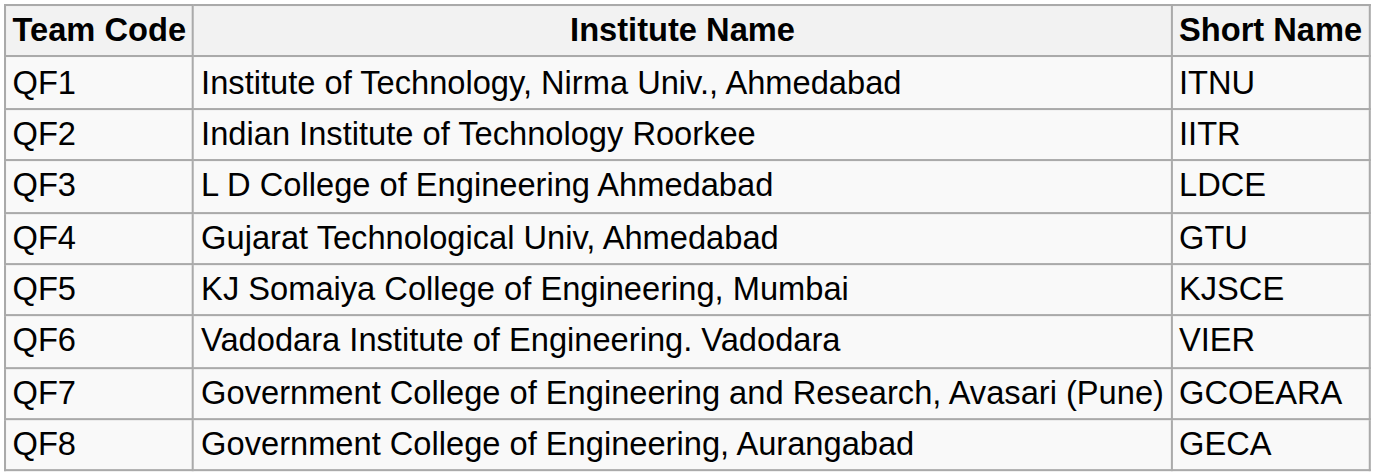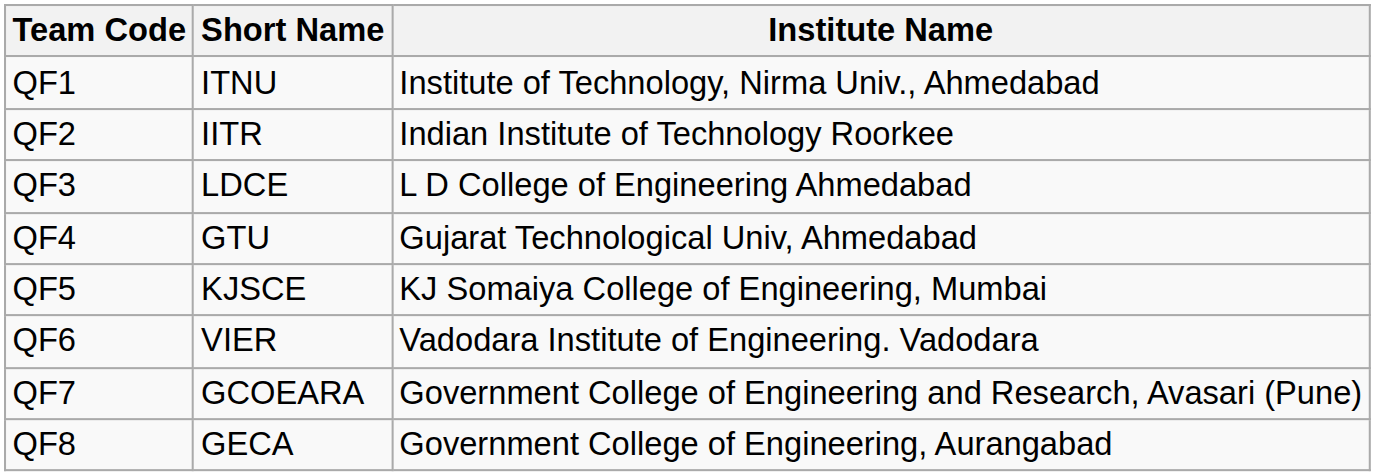columns swapped: (683, 30) <-> (1271, 30)
